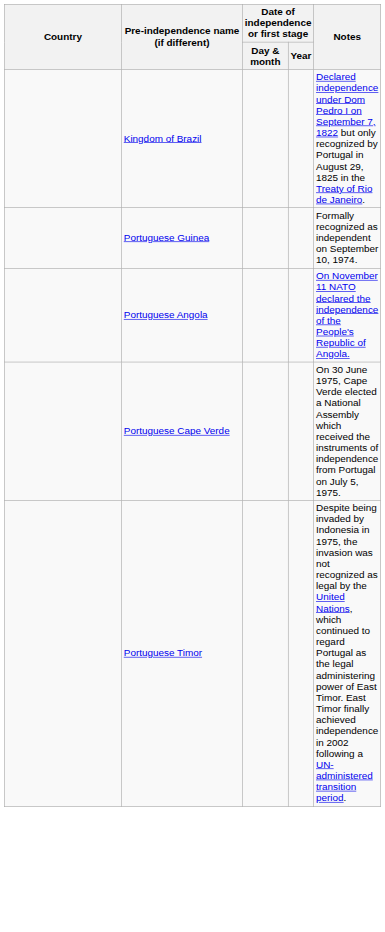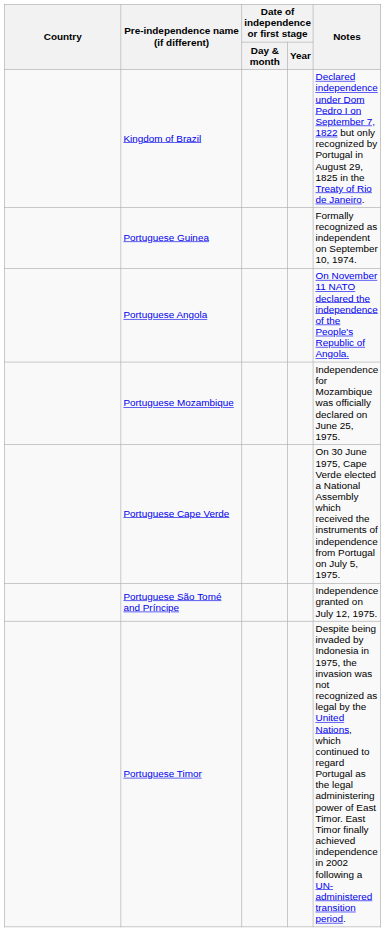+ row: (179, 403)
+ row: (172, 602)
